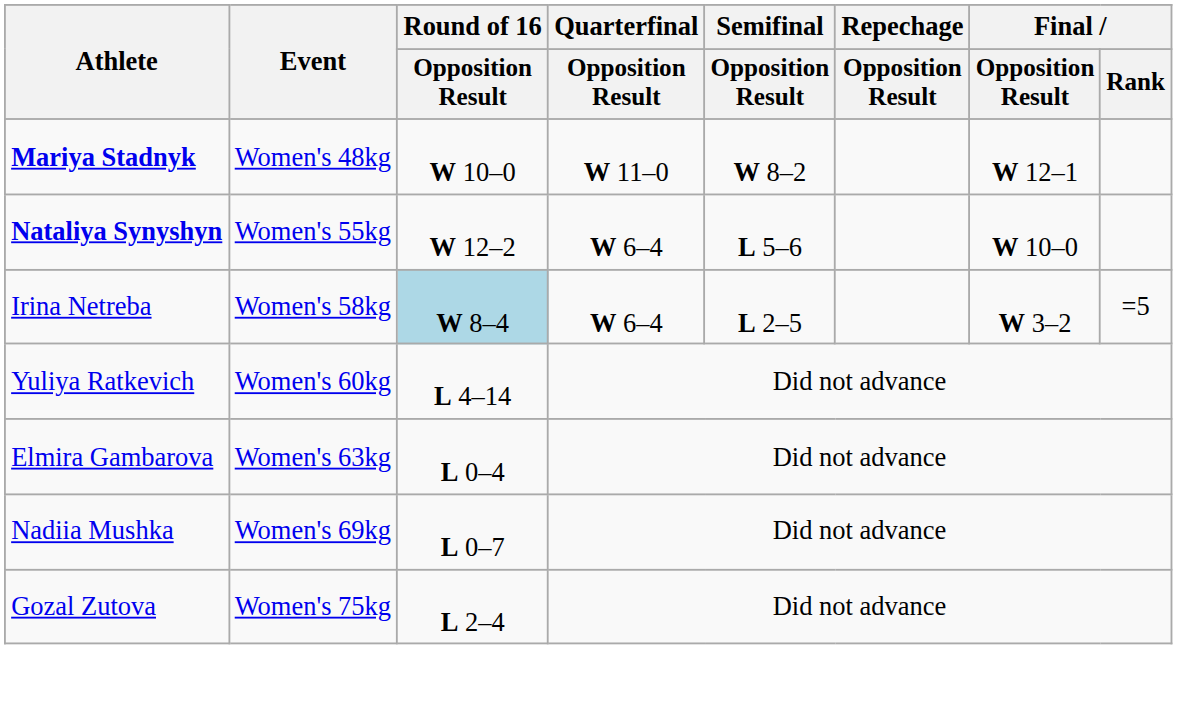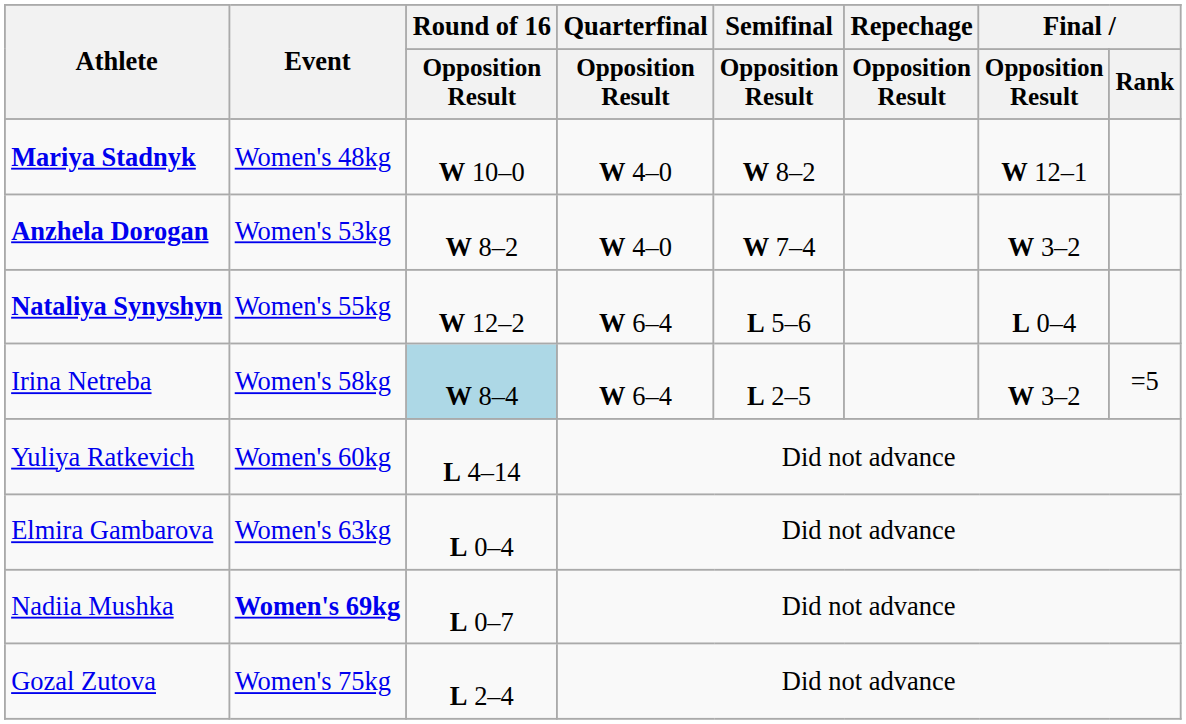(626, 172) W 11–0 -> (635, 172) W 4–0
+ row: (110, 231)
(1035, 247) W 10–0 -> (1044, 322) L 0–4
(313, 531) normal -> (317, 606) bold
